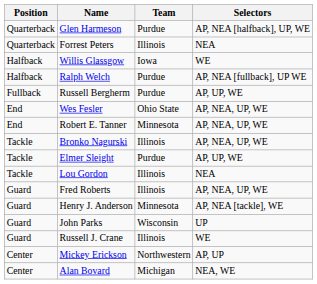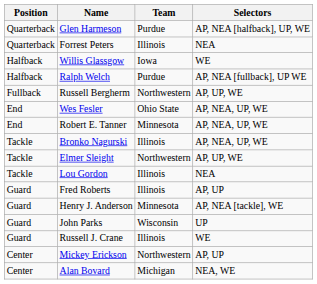(151, 93) Purdue -> (164, 93) Northwestern
(151, 158) Purdue -> (164, 158) Northwestern
(231, 190) AP, NEA, UP, WE -> (210, 190) AP, UP
